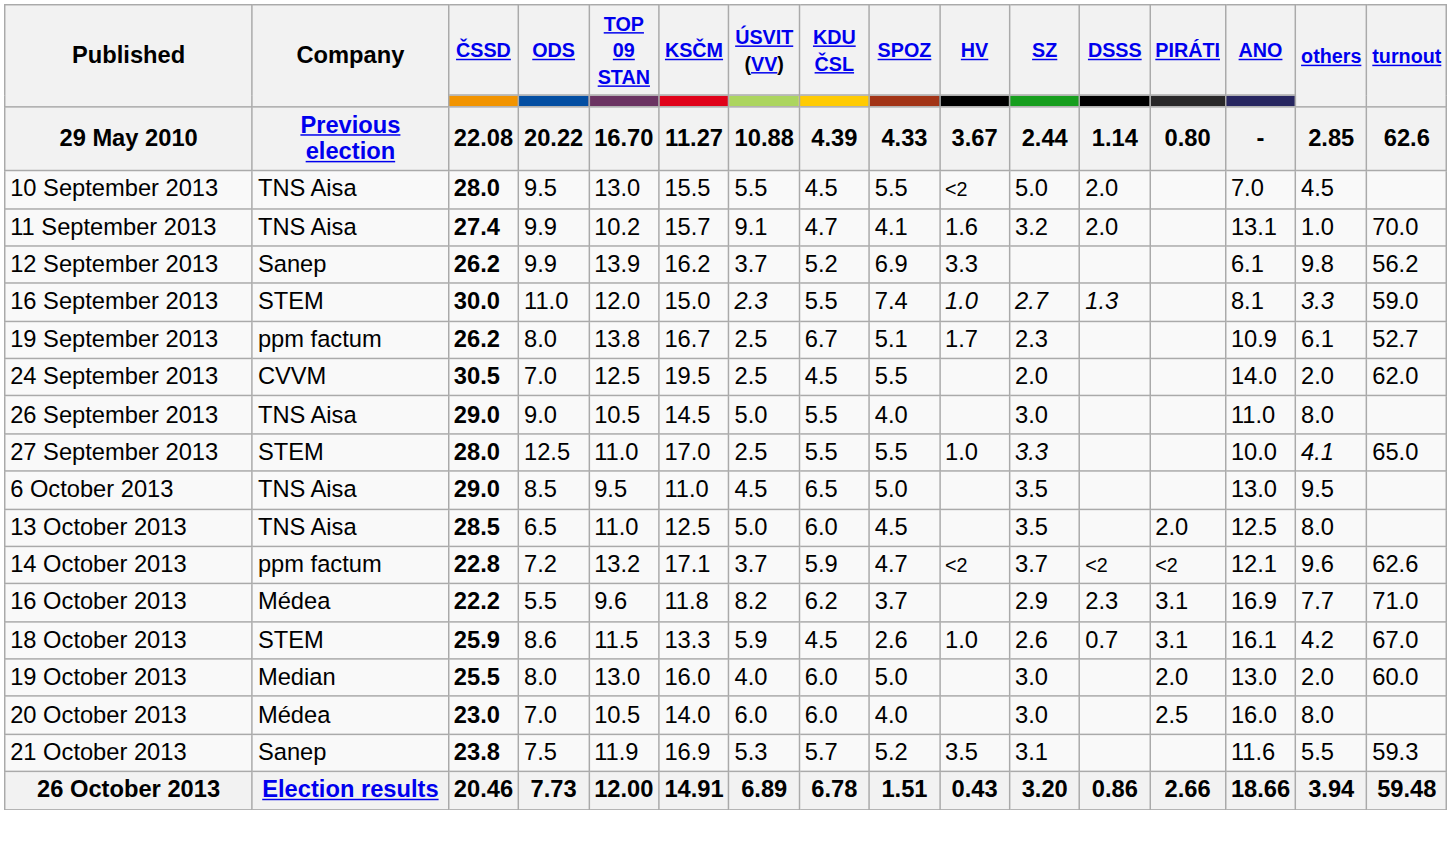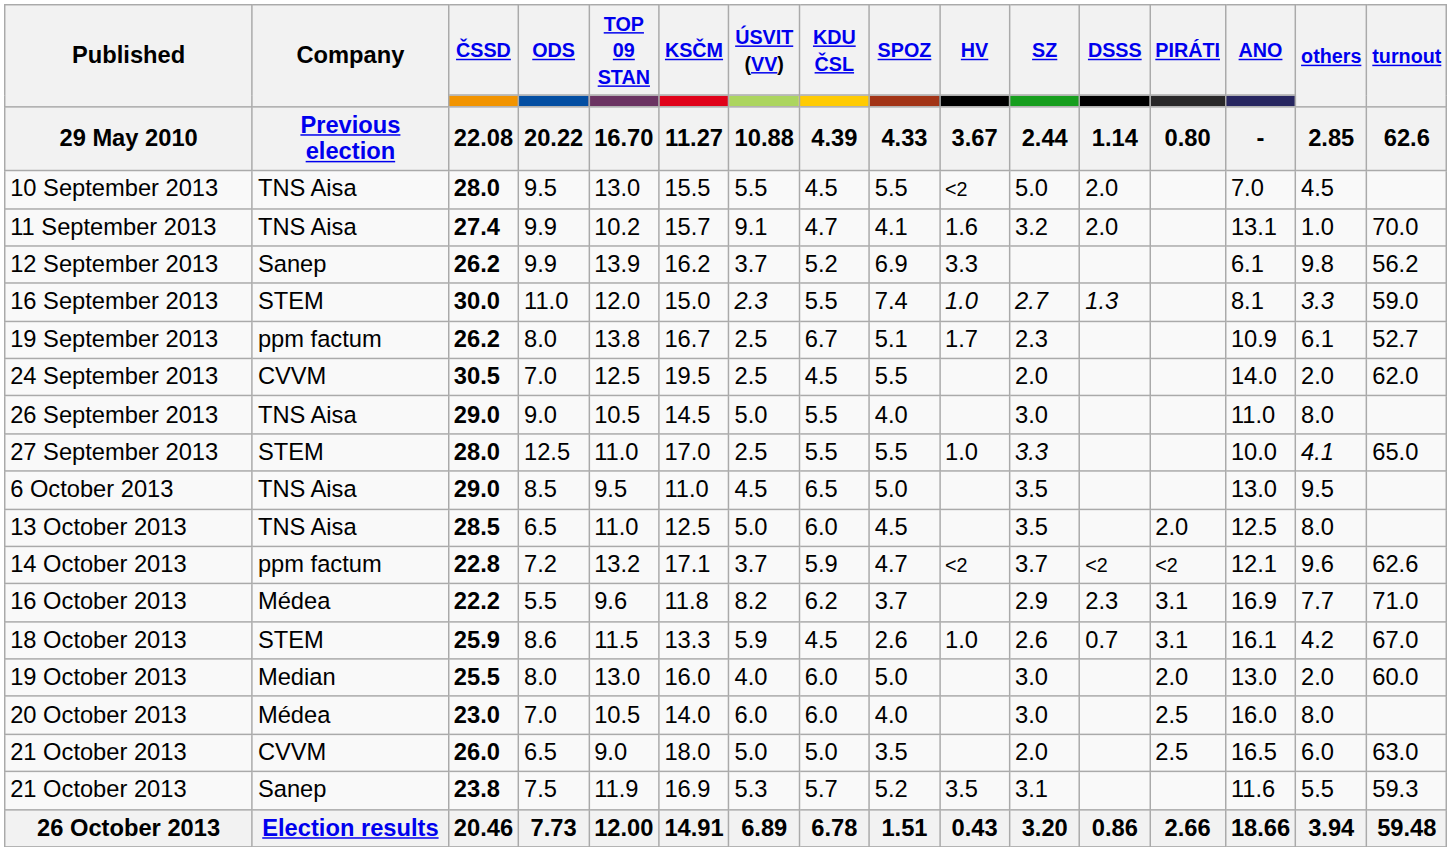+ row: (98, 752)
